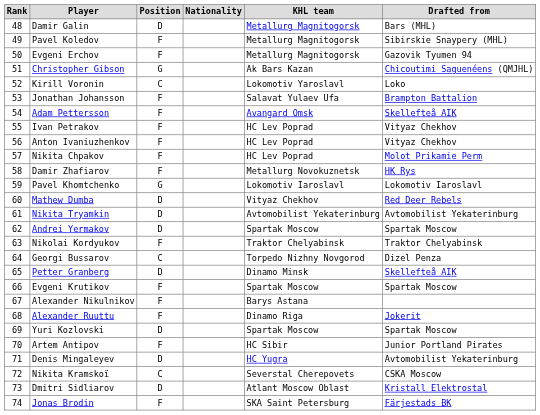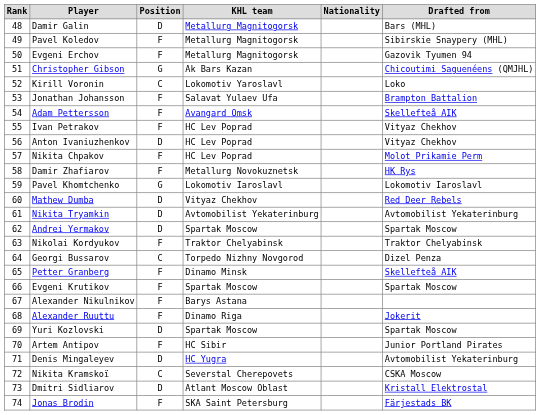columns swapped: (214, 12) <-> (313, 12)
(160, 142) F -> (160, 142) D
(160, 272) D -> (160, 272) F
